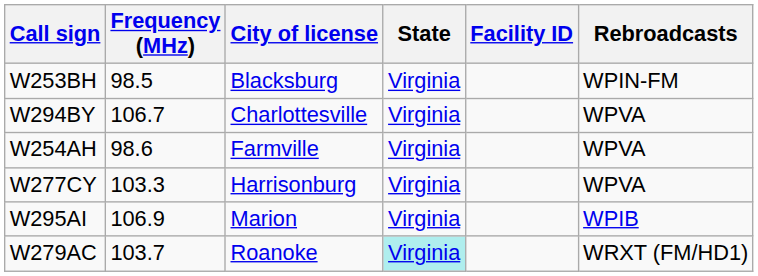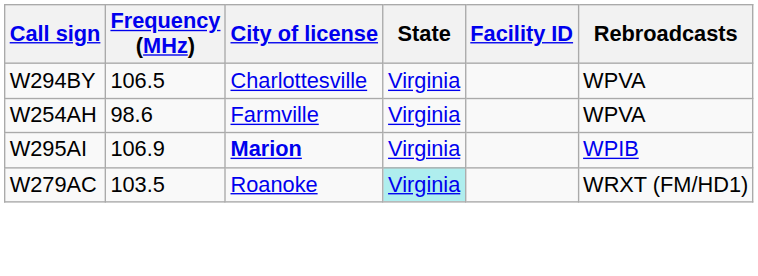- row: (53, 80)
(138, 115) 106.7 -> (138, 80) 106.5
- row: (53, 184)
(264, 218) normal -> (266, 149) bold
(138, 253) 103.7 -> (138, 184) 103.5
